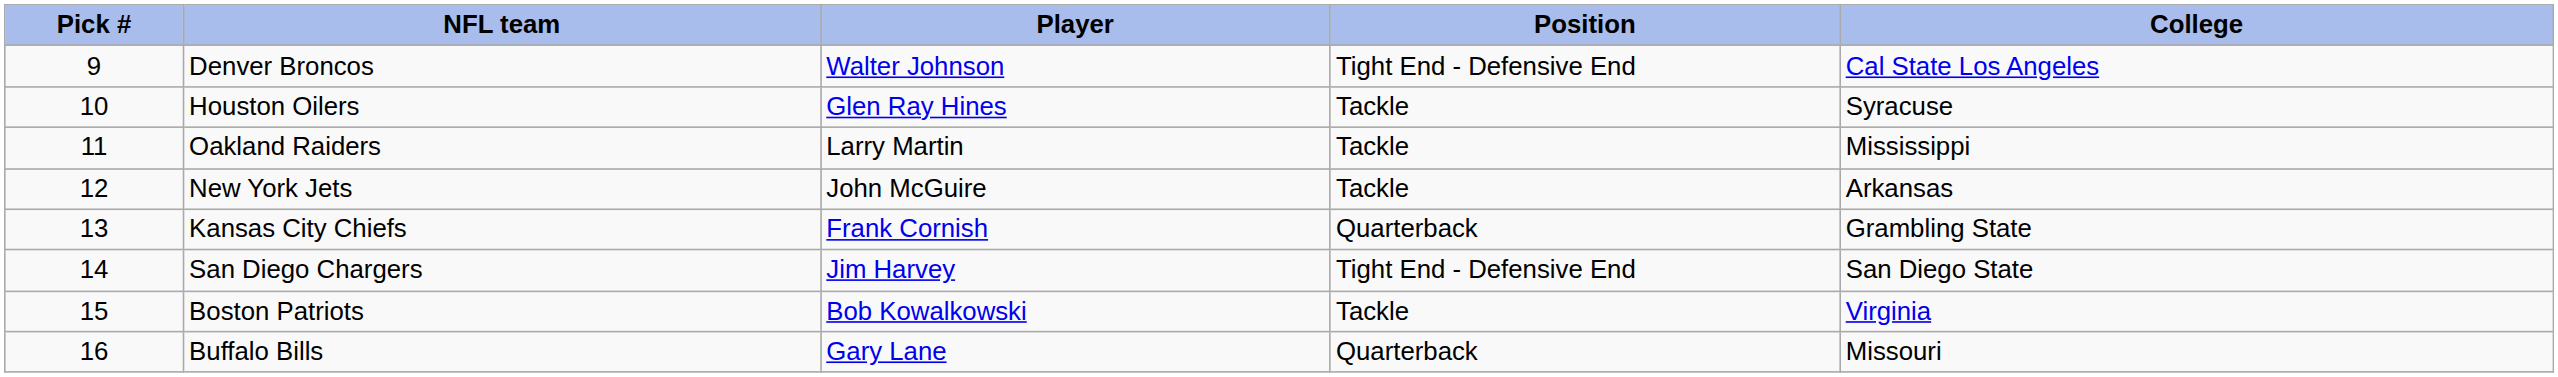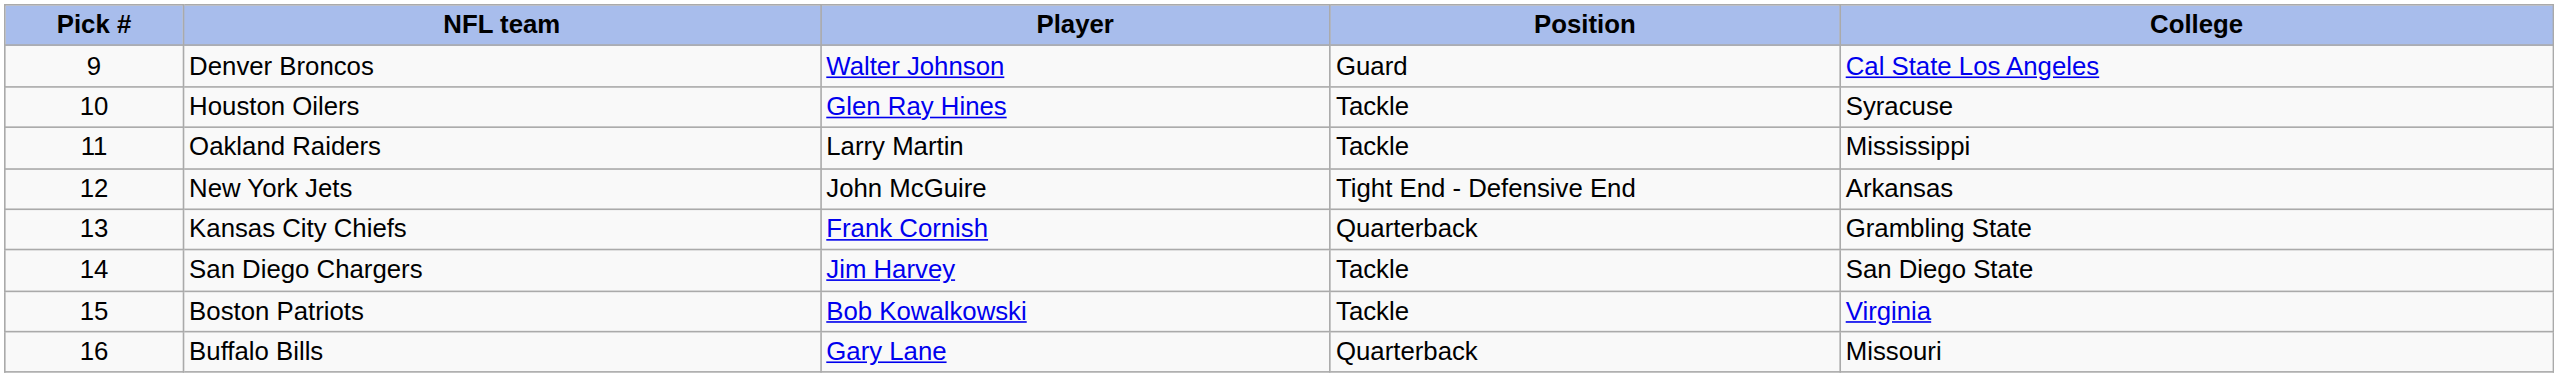(1486, 65) Tight End - Defensive End -> (1372, 65) Guard
(1373, 188) Tackle -> (1486, 188) Tight End - Defensive End
(1486, 270) Tight End - Defensive End -> (1373, 270) Tackle
